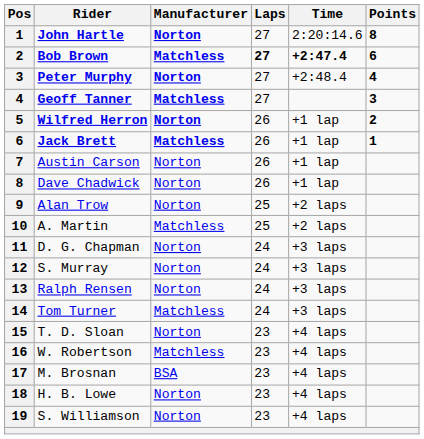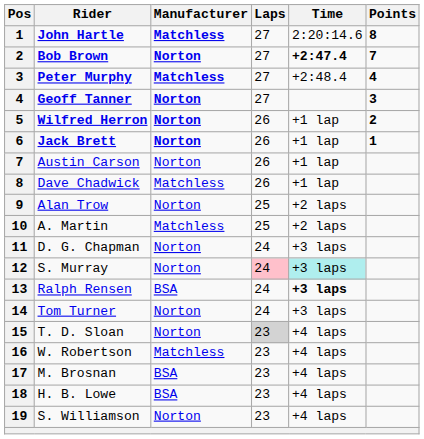(177, 37) Norton -> (189, 37) Matchless
(189, 58) Matchless -> (177, 58) Norton
(262, 58) bold -> (262, 58) normal
(373, 58) 6 -> (373, 58) 7
(177, 79) Norton -> (189, 79) Matchless
(189, 100) Matchless -> (177, 100) Norton
(189, 142) Matchless -> (177, 142) Norton
(177, 185) Norton -> (189, 185) Matchless
(262, 269) no background -> (262, 269) pink background
(319, 269) no background -> (319, 269) paleturquoise background
(177, 290) Norton -> (166, 290) BSA
(319, 290) normal -> (319, 290) bold
(189, 311) Matchless -> (177, 311) Norton
(262, 332) no background -> (262, 332) lightgrey background
(177, 396) Norton -> (166, 396) BSA
